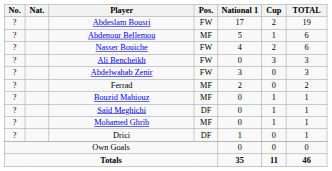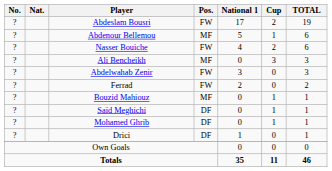(206, 60) FW -> (206, 60) MF
(206, 85) MF -> (206, 85) FW
(206, 122) MF -> (206, 122) DF
